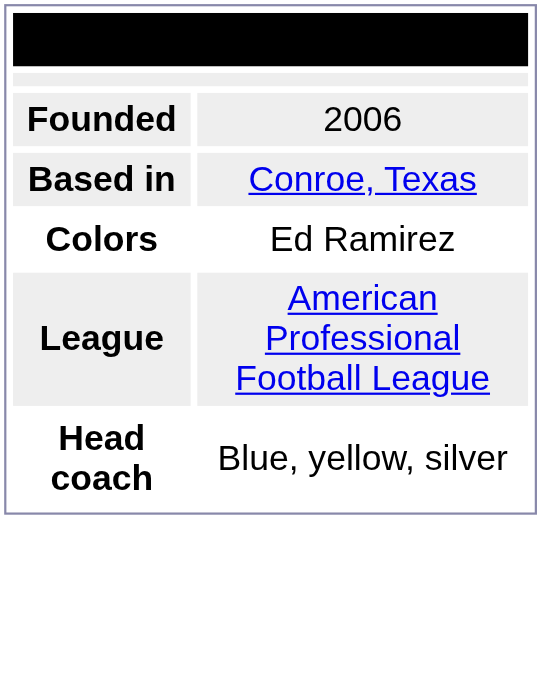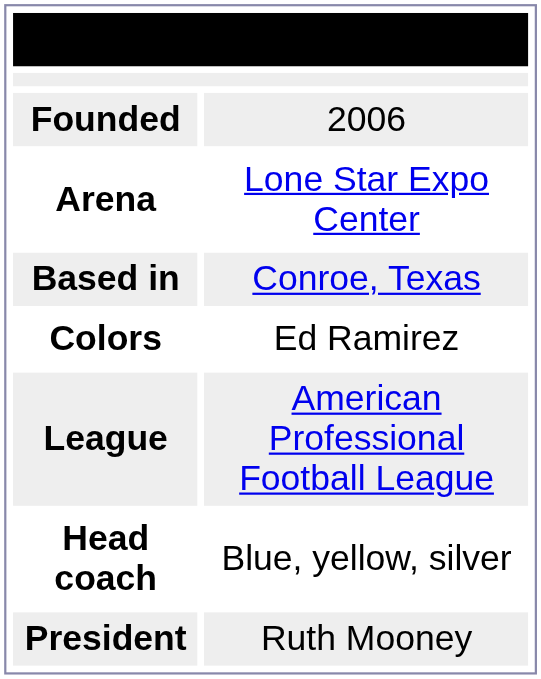+ row: (106, 198)
+ row: (106, 638)
